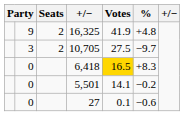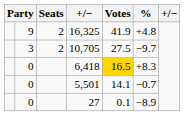(146, 84) −0.2 -> (146, 84) −0.7
(146, 102) −0.6 -> (146, 102) −8.9
